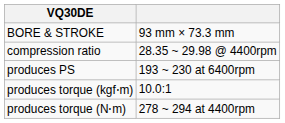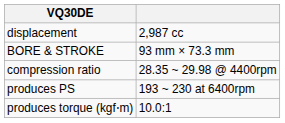+ row: (42, 32)
- row: (67, 109)
